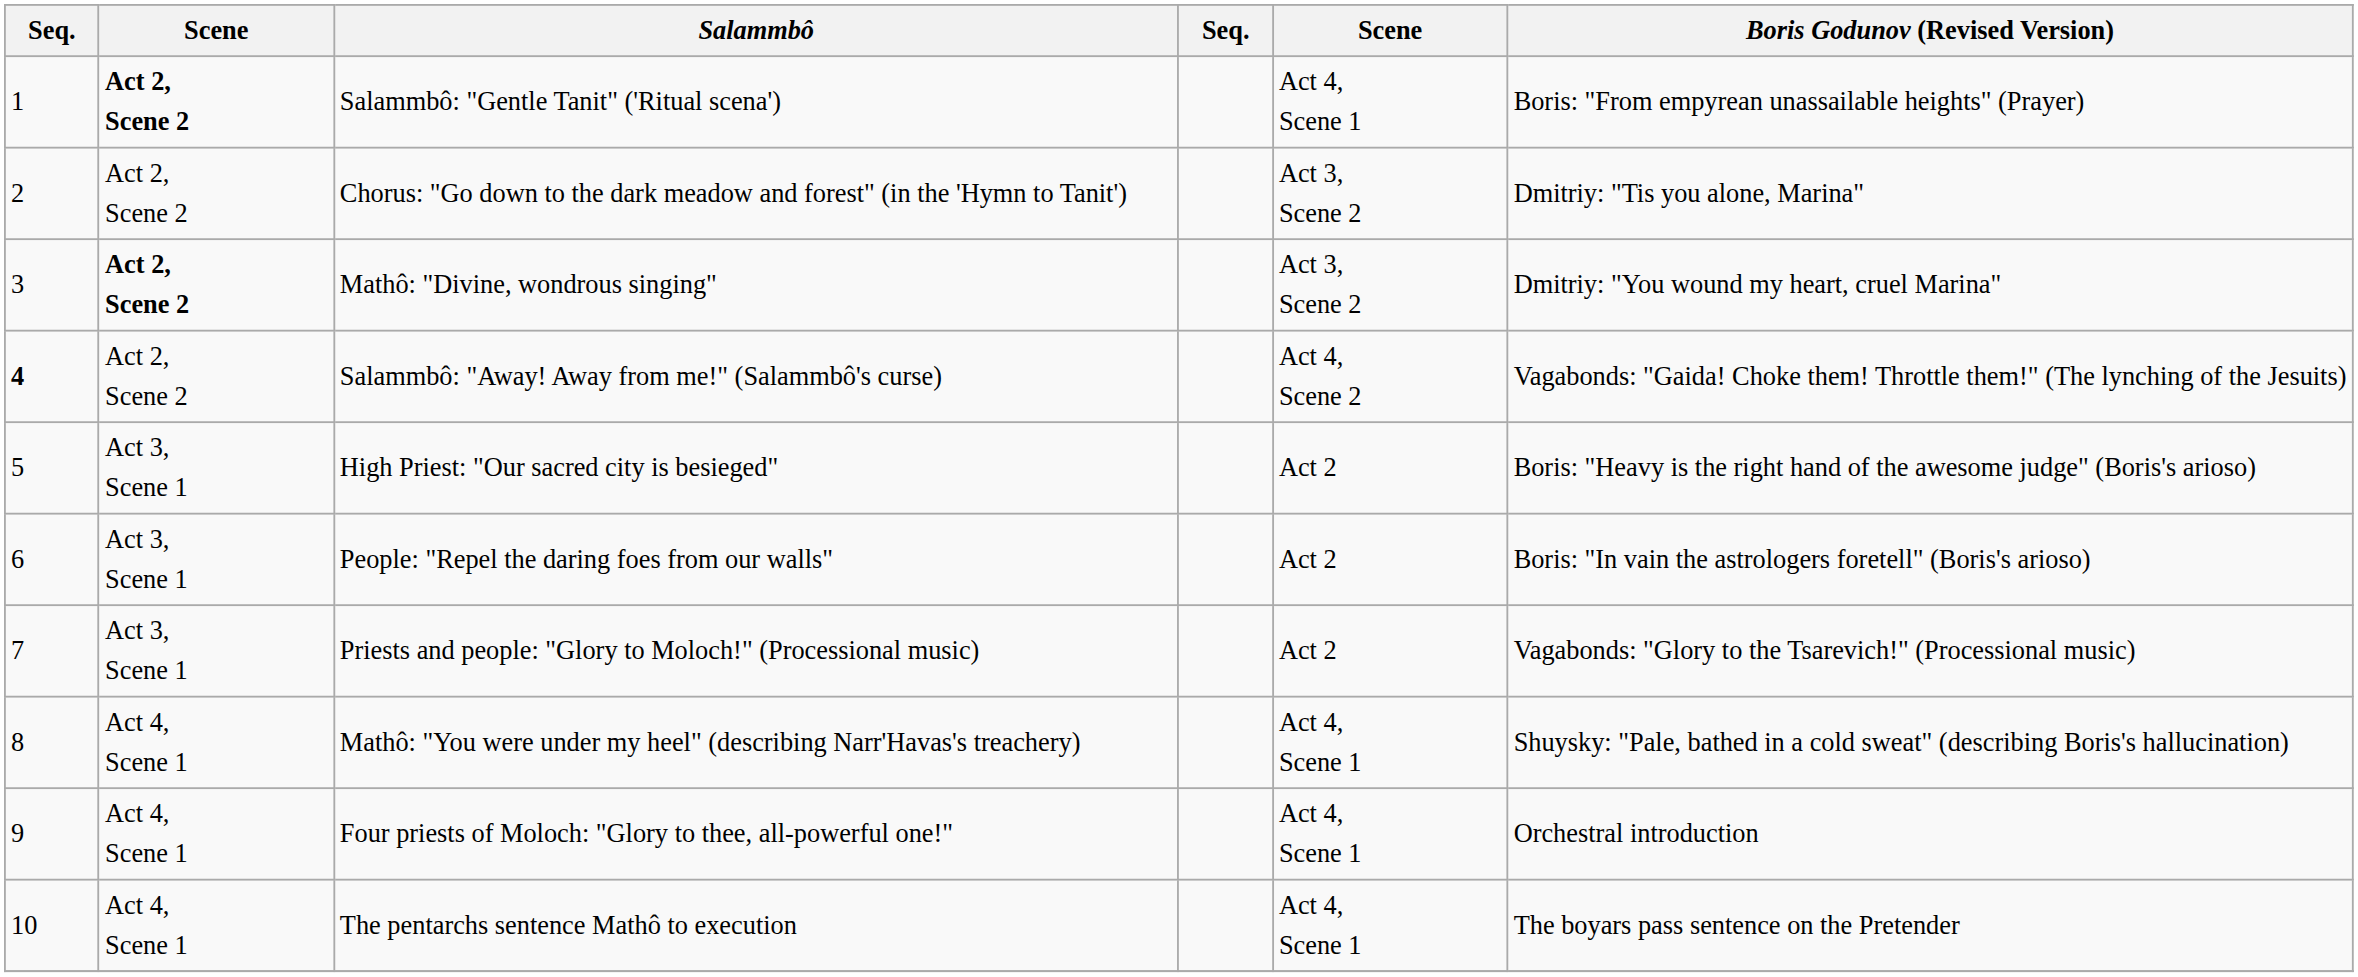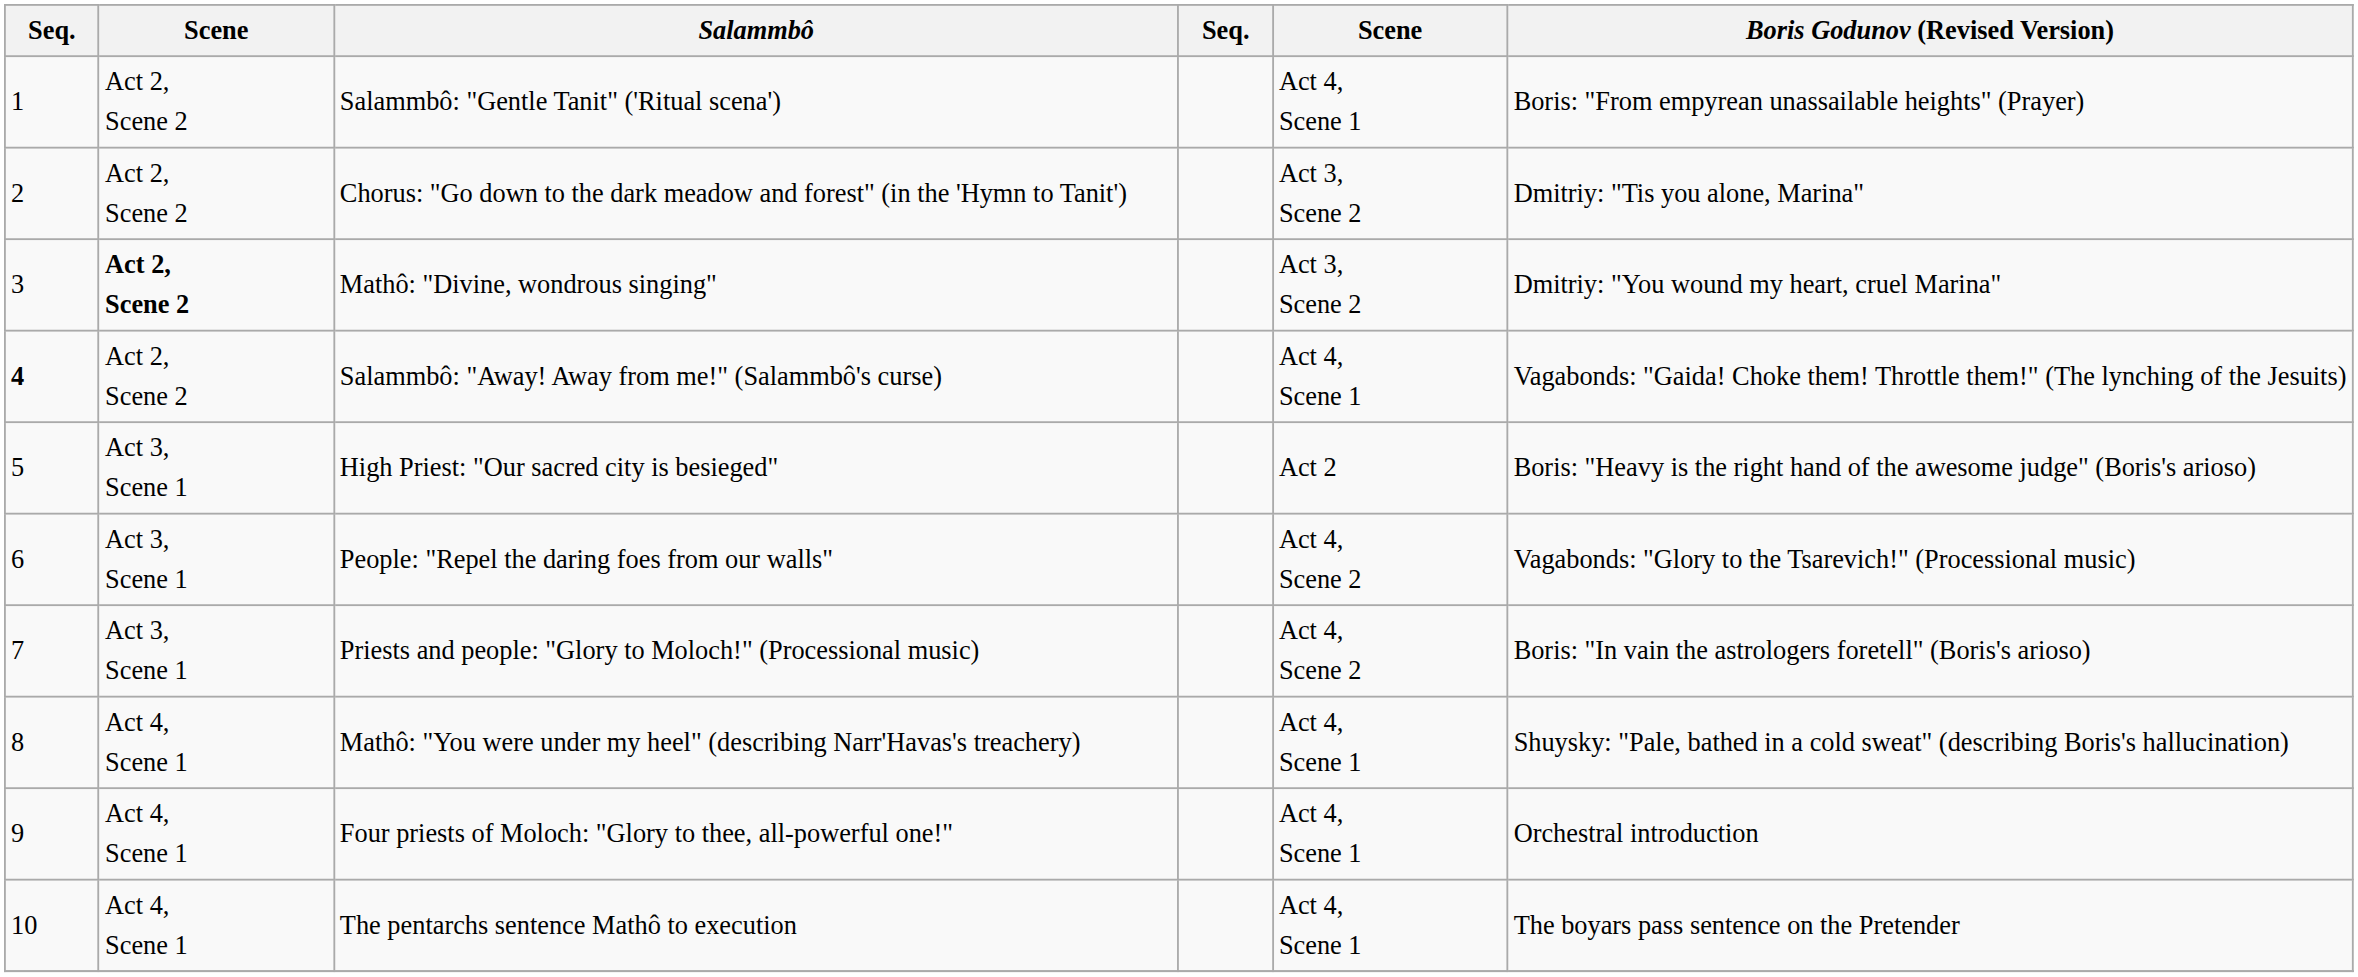(147, 101) bold -> (146, 101) normal
(1320, 376) Act 4, Scene 2 -> (1320, 376) Act 4, Scene 1
(1308, 559) Act 2 -> (1320, 559) Act 4, Scene 2
(1802, 559) Boris: "In vain the astrologers foretell" (Boris's arioso) -> (1825, 559) Vagabonds: "Glory to the Tsarevich!" (Processional music)
(1308, 650) Act 2 -> (1320, 650) Act 4, Scene 2
(1825, 650) Vagabonds: "Glory to the Tsarevich!" (Processional music) -> (1802, 650) Boris: "In vain the astrologers foretell" (Boris's arioso)
